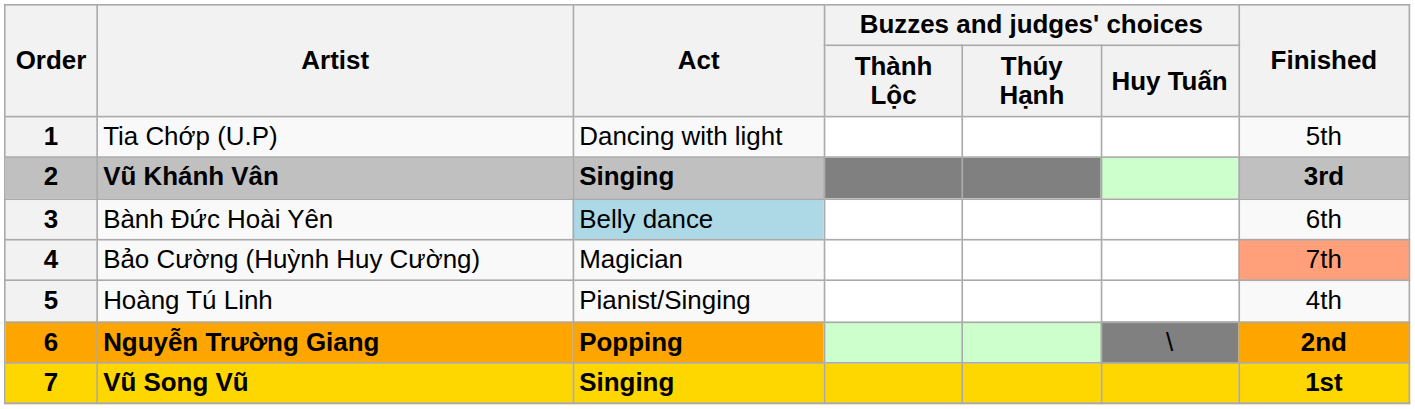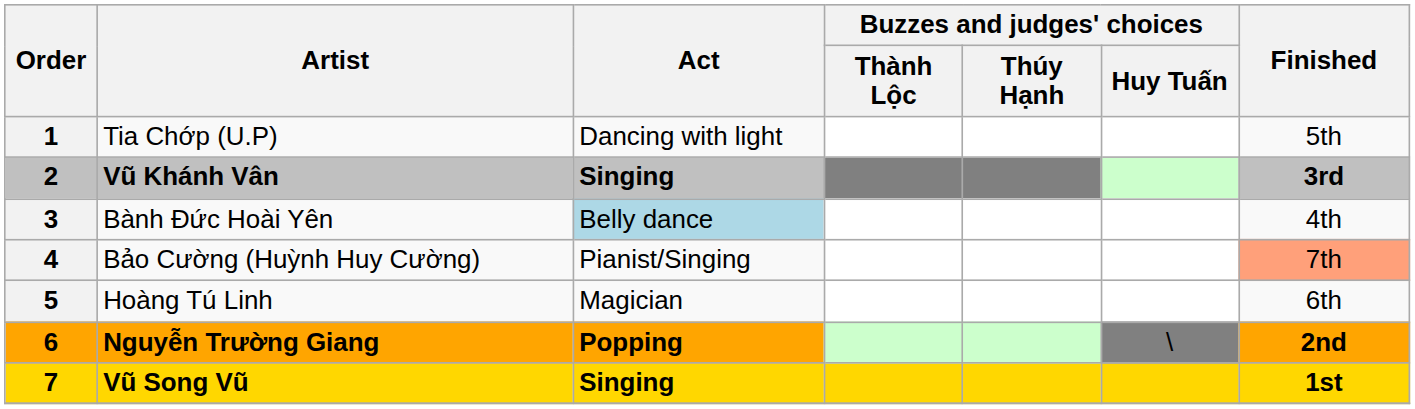(1324, 218) 6th -> (1324, 218) 4th
(631, 259) Magician -> (665, 259) Pianist/Singing
(665, 300) Pianist/Singing -> (631, 300) Magician
(1324, 300) 4th -> (1324, 300) 6th
